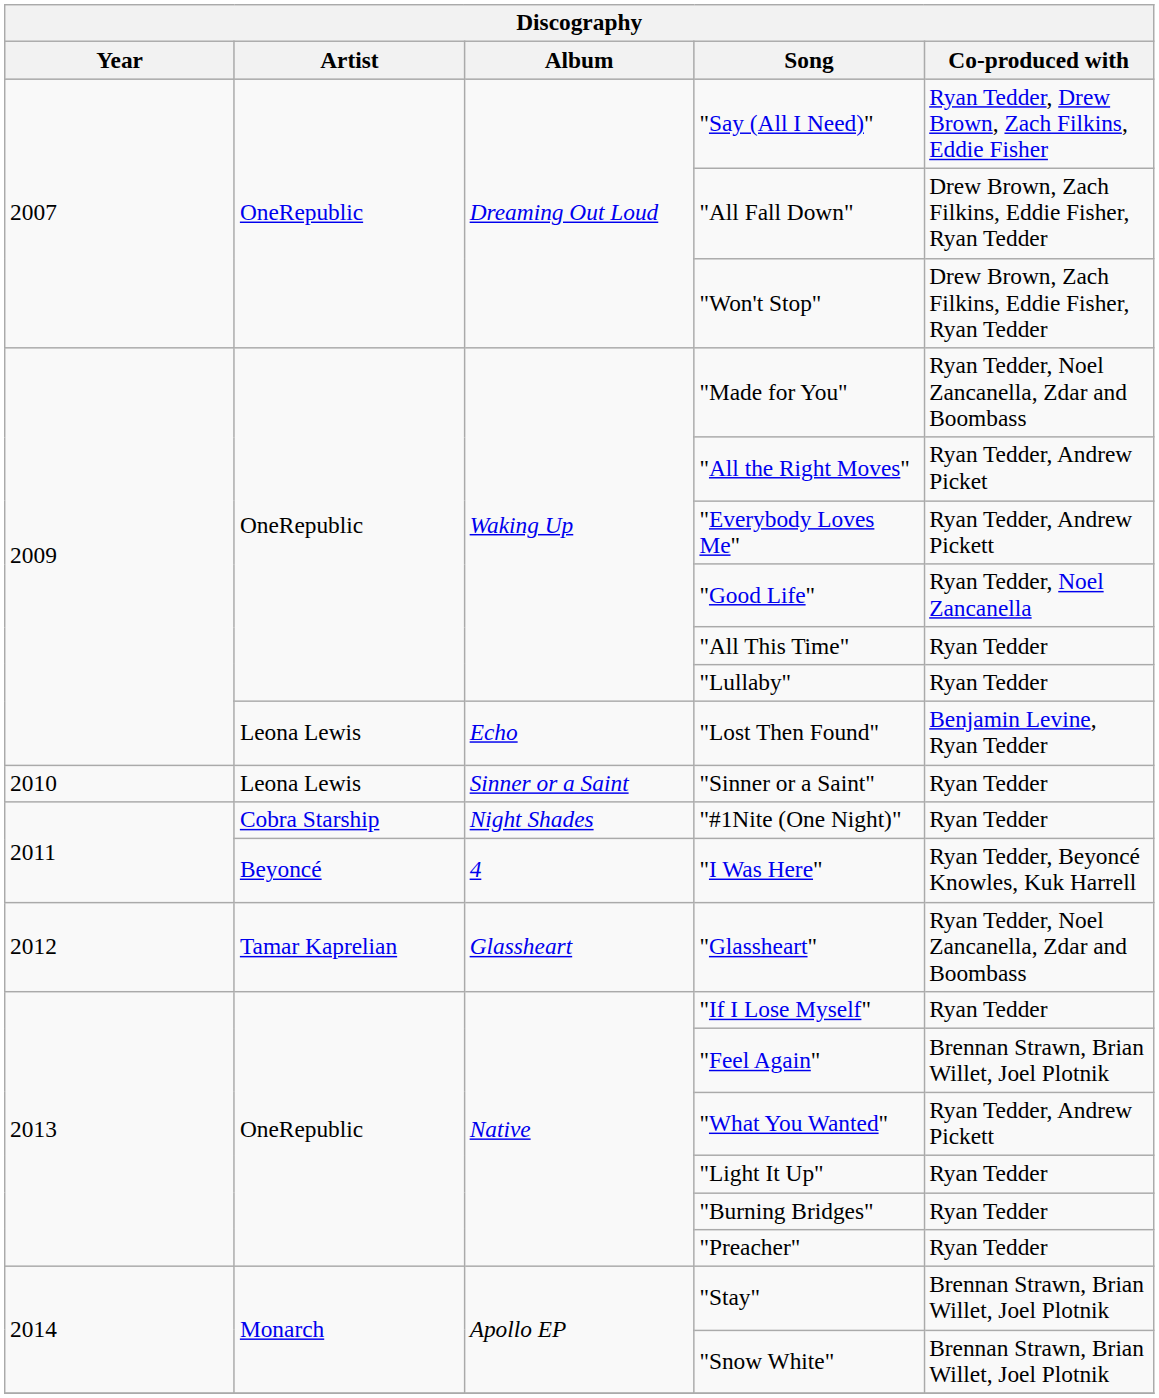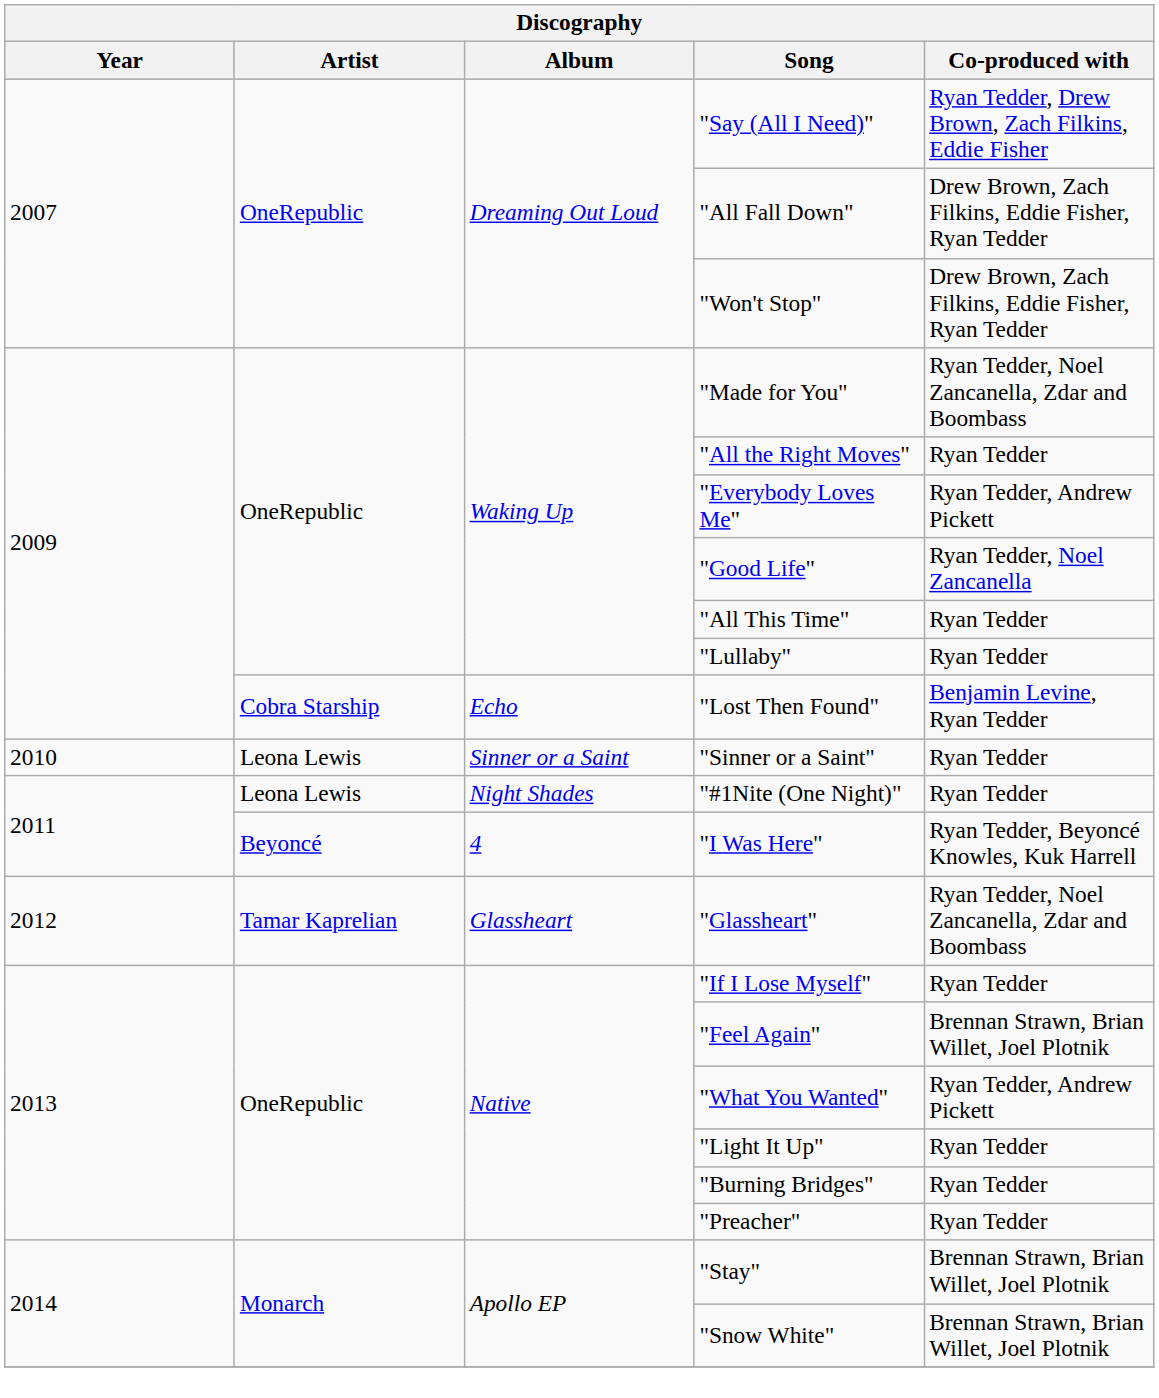(1031, 468) Ryan Tedder, Andrew Picket -> (988, 455) Ryan Tedder
(301, 732) Leona Lewis -> (310, 706) Cobra Starship
(310, 820) Cobra Starship -> (301, 793) Leona Lewis
